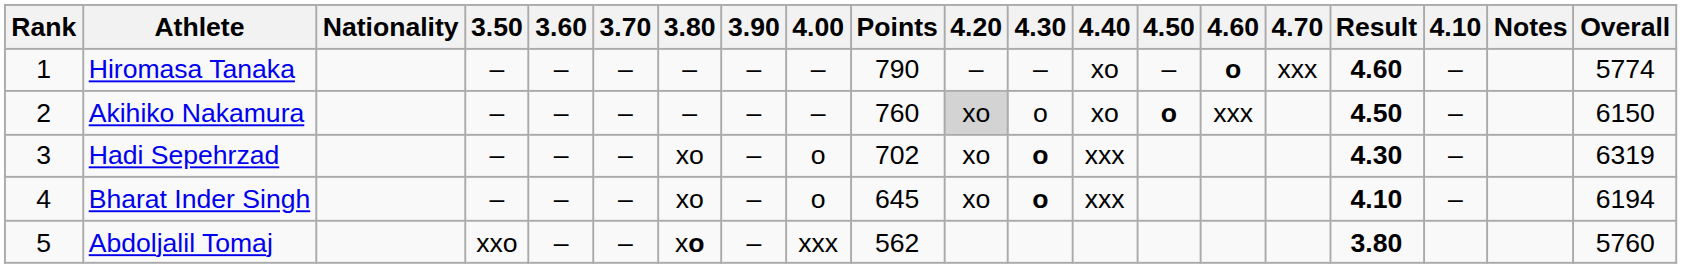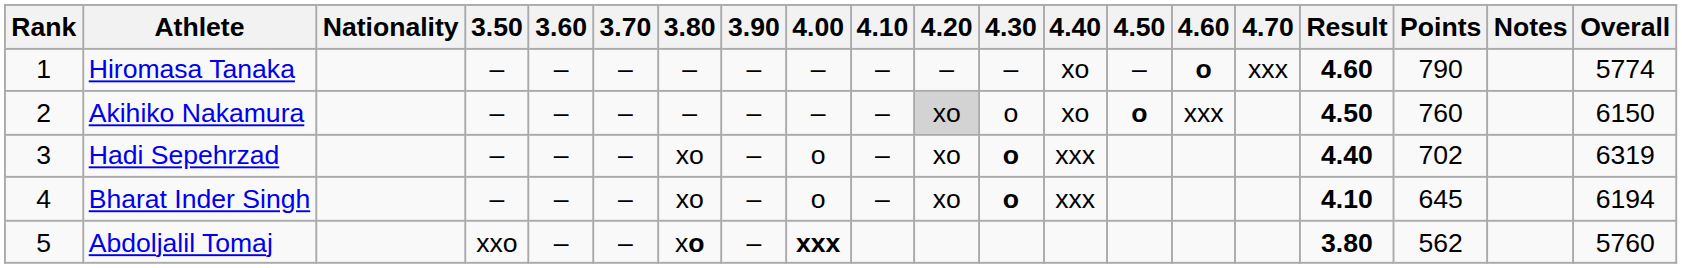columns swapped: (1455, 26) <-> (897, 26)
(1376, 156) 4.30 -> (1347, 156) 4.40
(818, 242) normal -> (818, 242) bold
